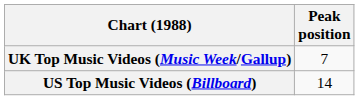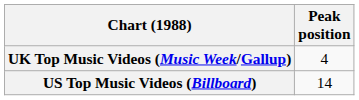(324, 58) 7 -> (324, 58) 4
